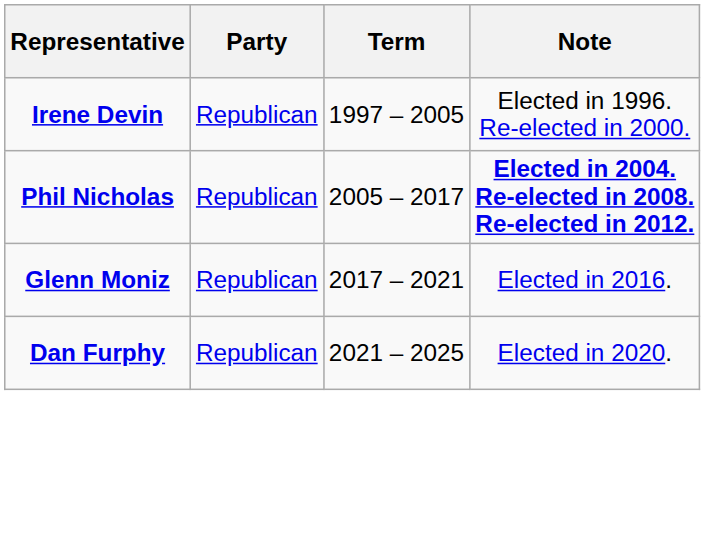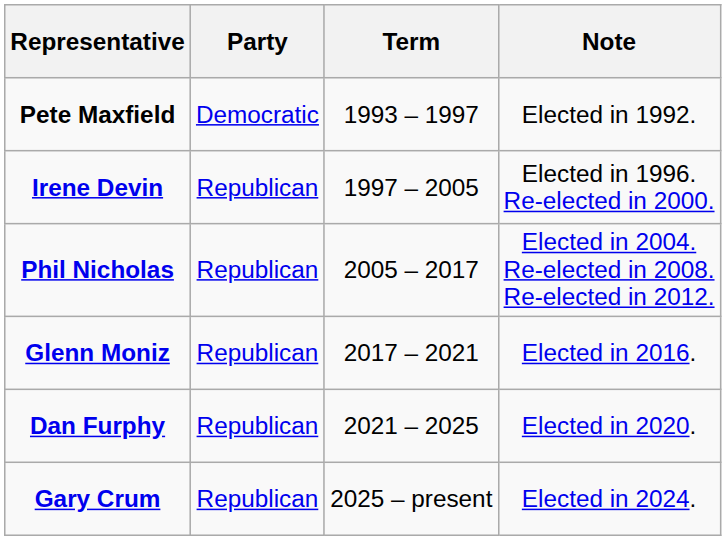+ row: (98, 113)
(585, 197) bold -> (609, 270) normal
+ row: (98, 499)
